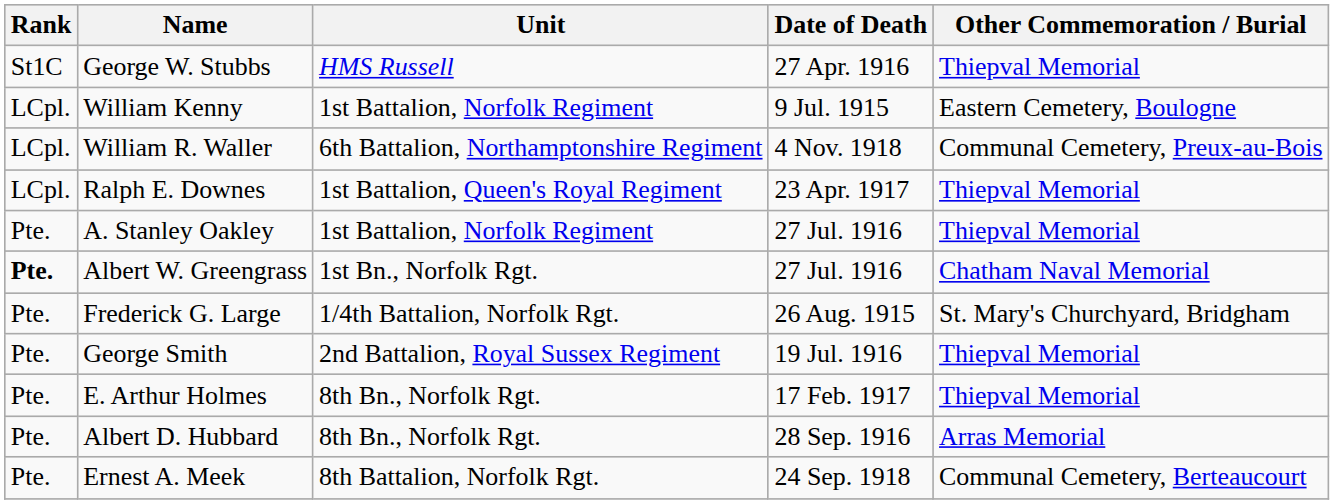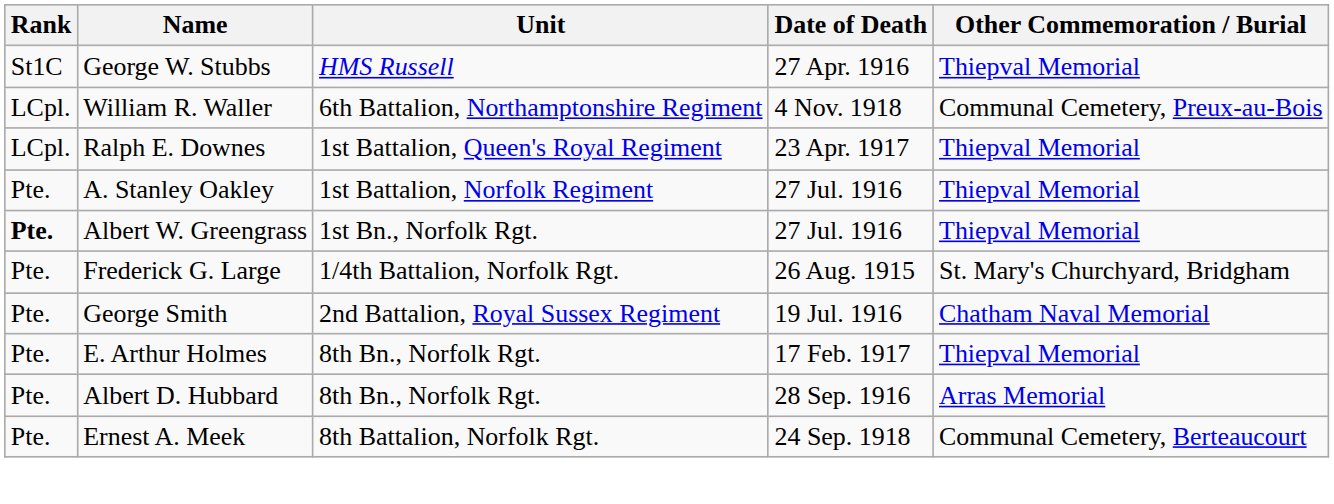- row: (163, 107)
(1074, 271) Chatham Naval Memorial -> (1039, 230) Thiepval Memorial
(1039, 353) Thiepval Memorial -> (1074, 312) Chatham Naval Memorial
